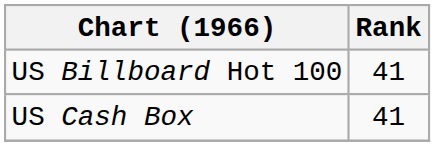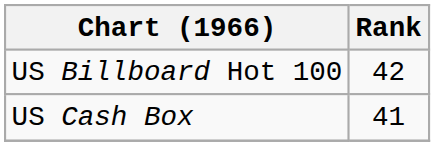(389, 72) 41 -> (389, 72) 42
